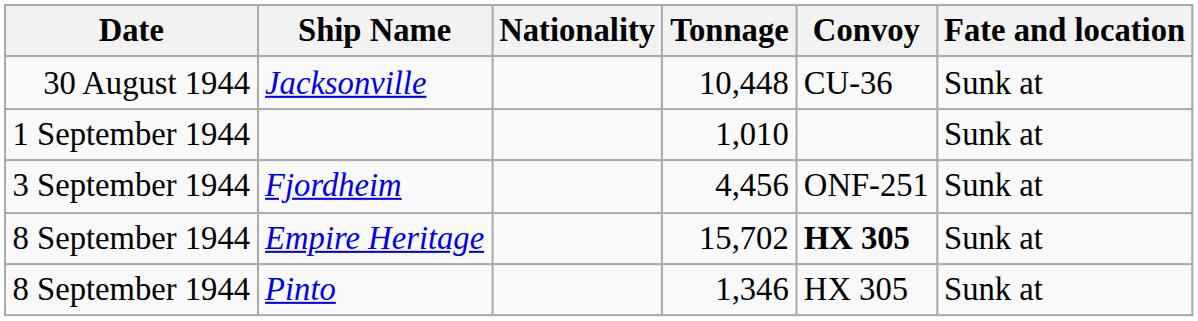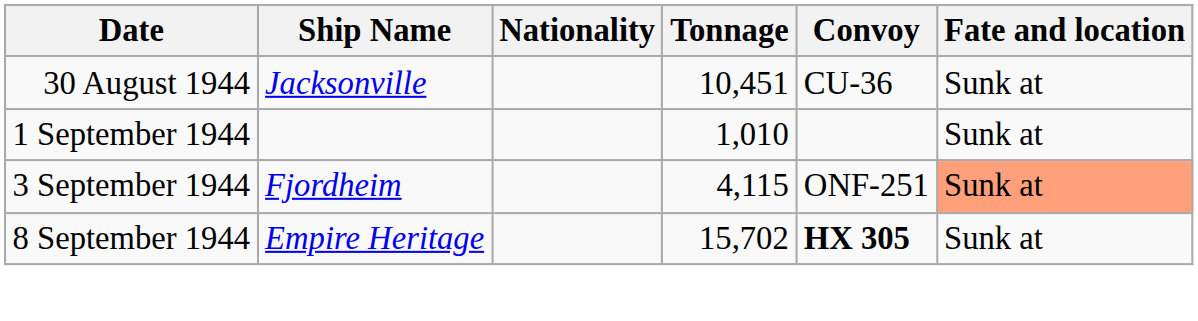(744, 82) 10,448 -> (744, 82) 10,451
(752, 185) 4,456 -> (753, 185) 4,115
(993, 185) no background -> (993, 185) lightsalmon background
- row: (300, 289)
